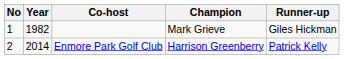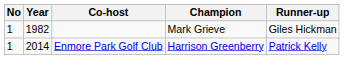(10, 46) 2 -> (10, 46) 1
